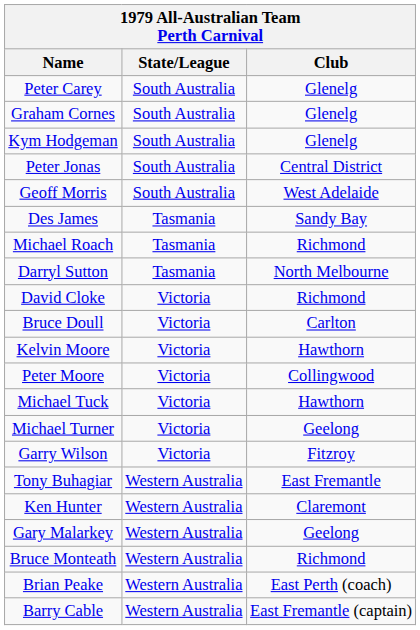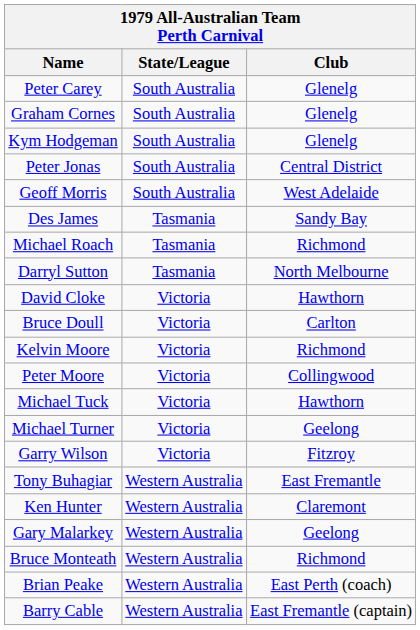(331, 297) Richmond -> (331, 297) Hawthorn
(331, 349) Hawthorn -> (331, 349) Richmond
